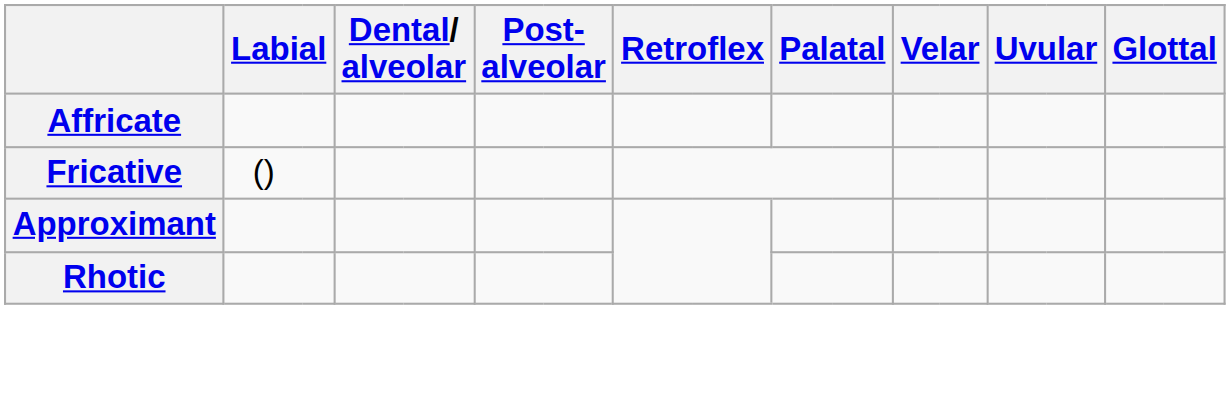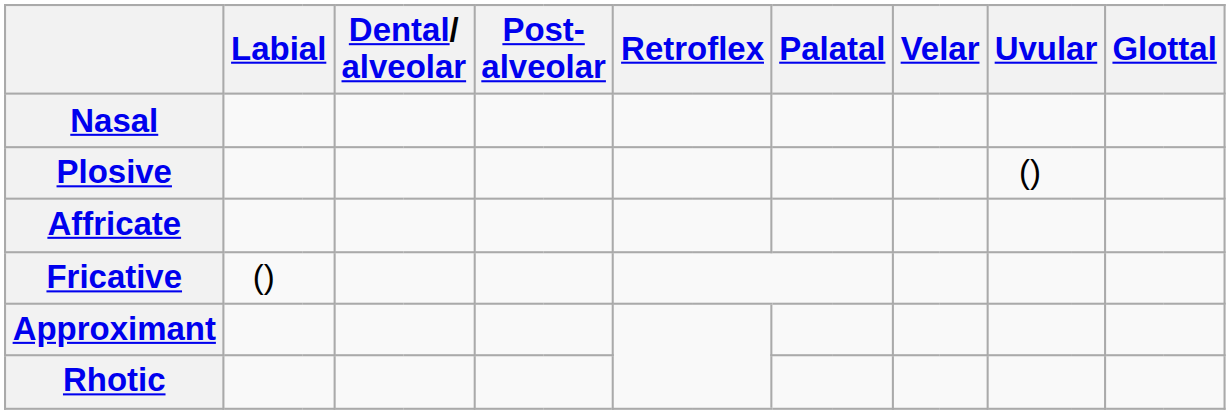+ row: (114, 119)
+ row: (114, 172)
